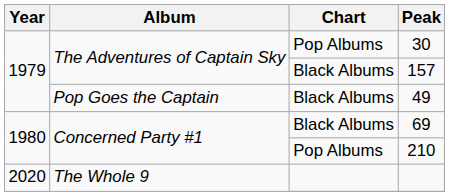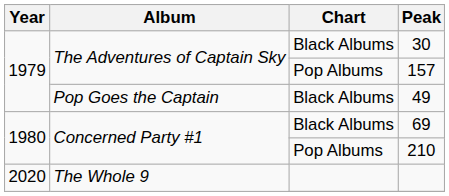(338, 44) Pop Albums -> (344, 44) Black Albums
(344, 71) Black Albums -> (338, 71) Pop Albums
